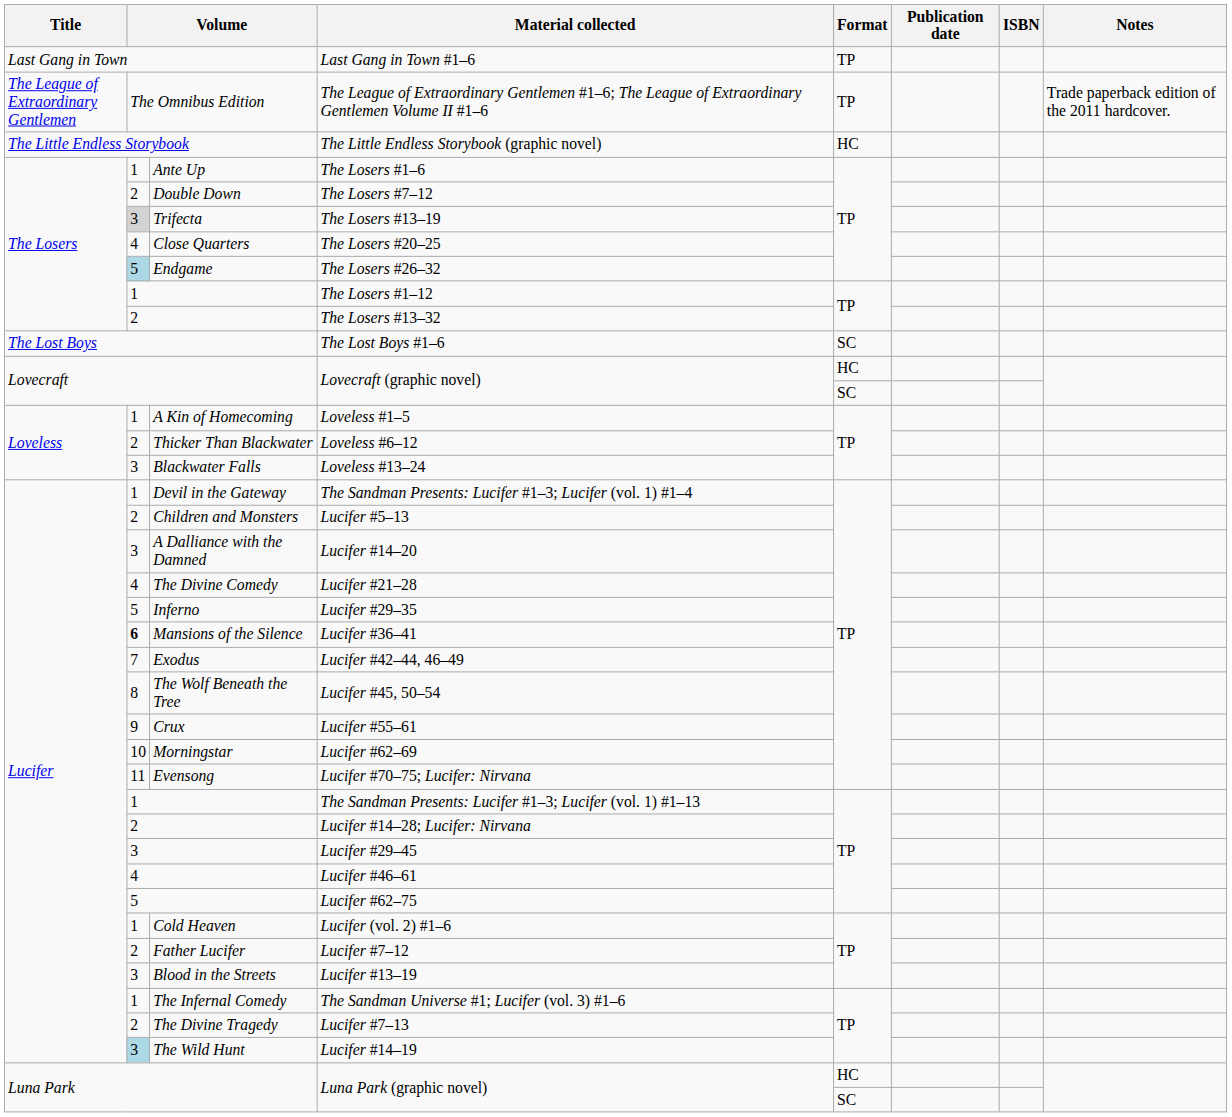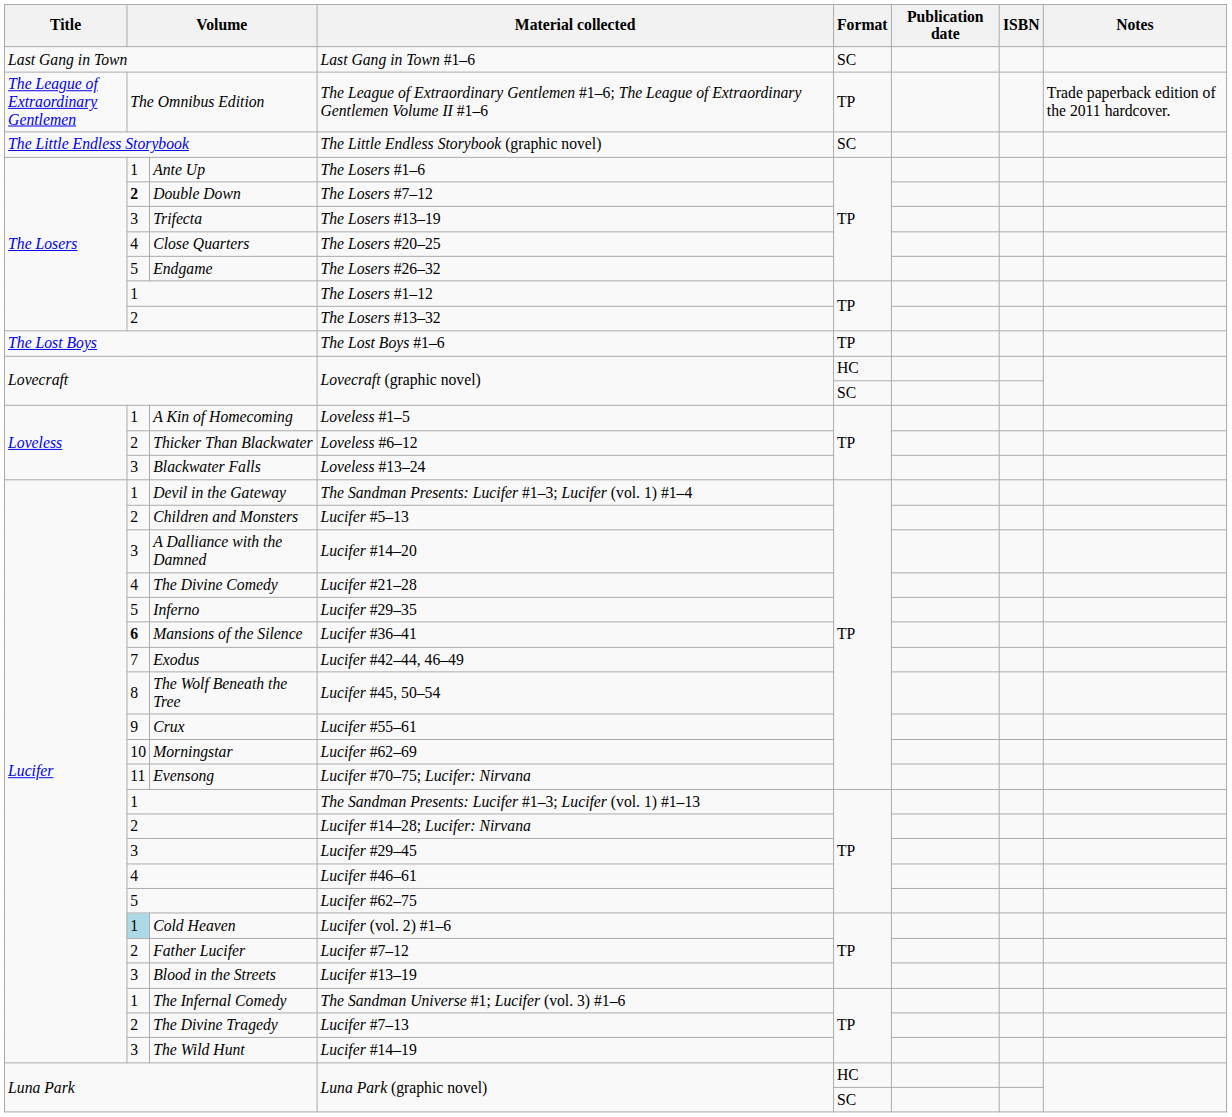(846, 59) TP -> (847, 59) SC
(848, 144) HC -> (847, 144) SC
(134, 194) normal -> (134, 194) bold
(134, 219) lightgrey background -> (134, 219) no background
(134, 268) lightblue background -> (134, 268) no background
(847, 343) SC -> (846, 343) TP
(134, 925) no background -> (134, 925) lightblue background
(134, 1050) lightblue background -> (134, 1050) no background
